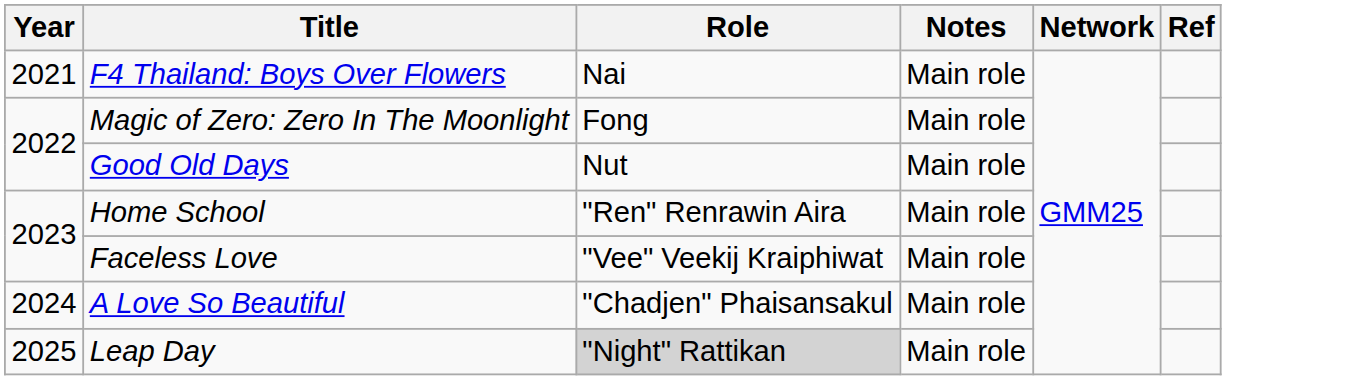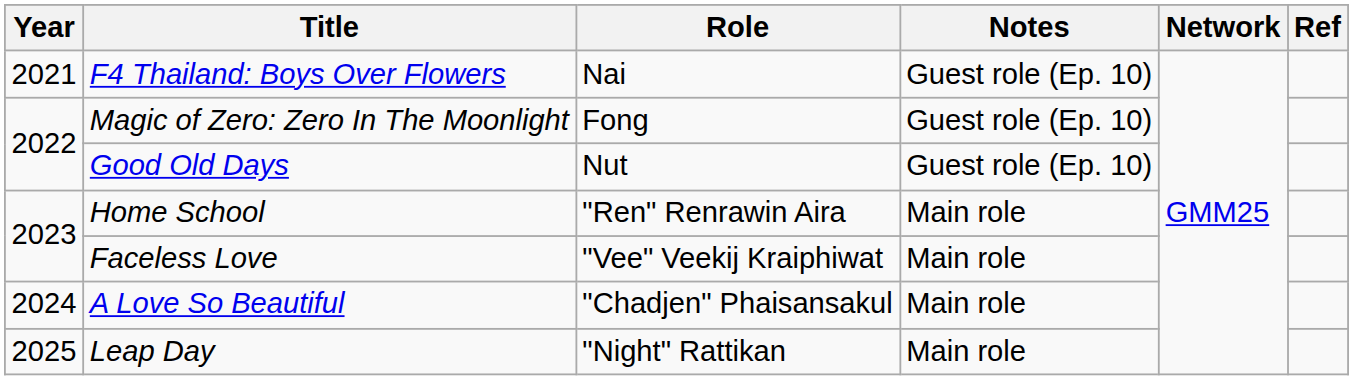(966, 73) Main role -> (1029, 73) Guest role (Ep. 10)
(966, 119) Main role -> (1029, 119) Guest role (Ep. 10)
(966, 166) Main role -> (1029, 166) Guest role (Ep. 10)
(684, 350) lightgrey background -> (684, 350) no background
